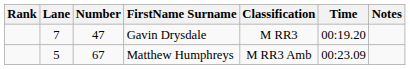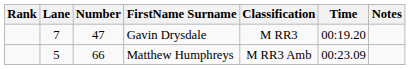(98, 54) 67 -> (98, 54) 66
